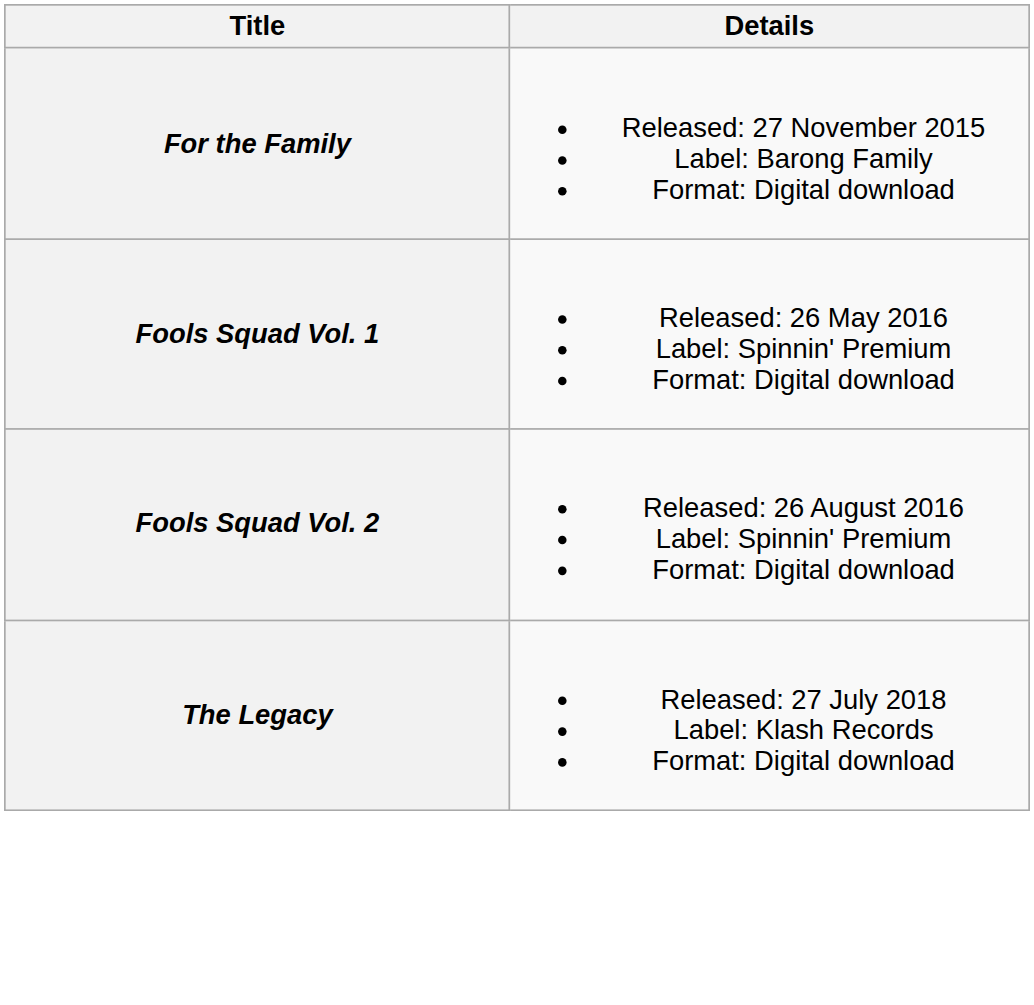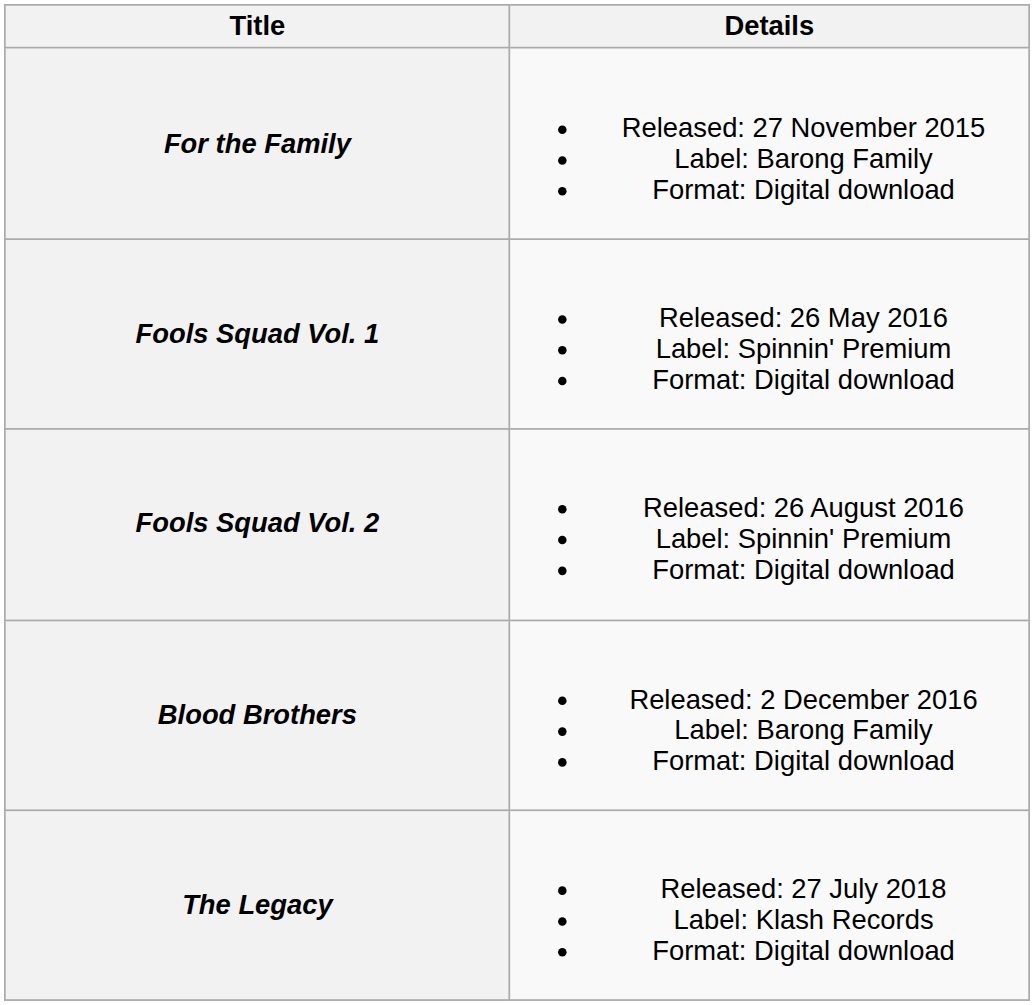+ row: (257, 714)
